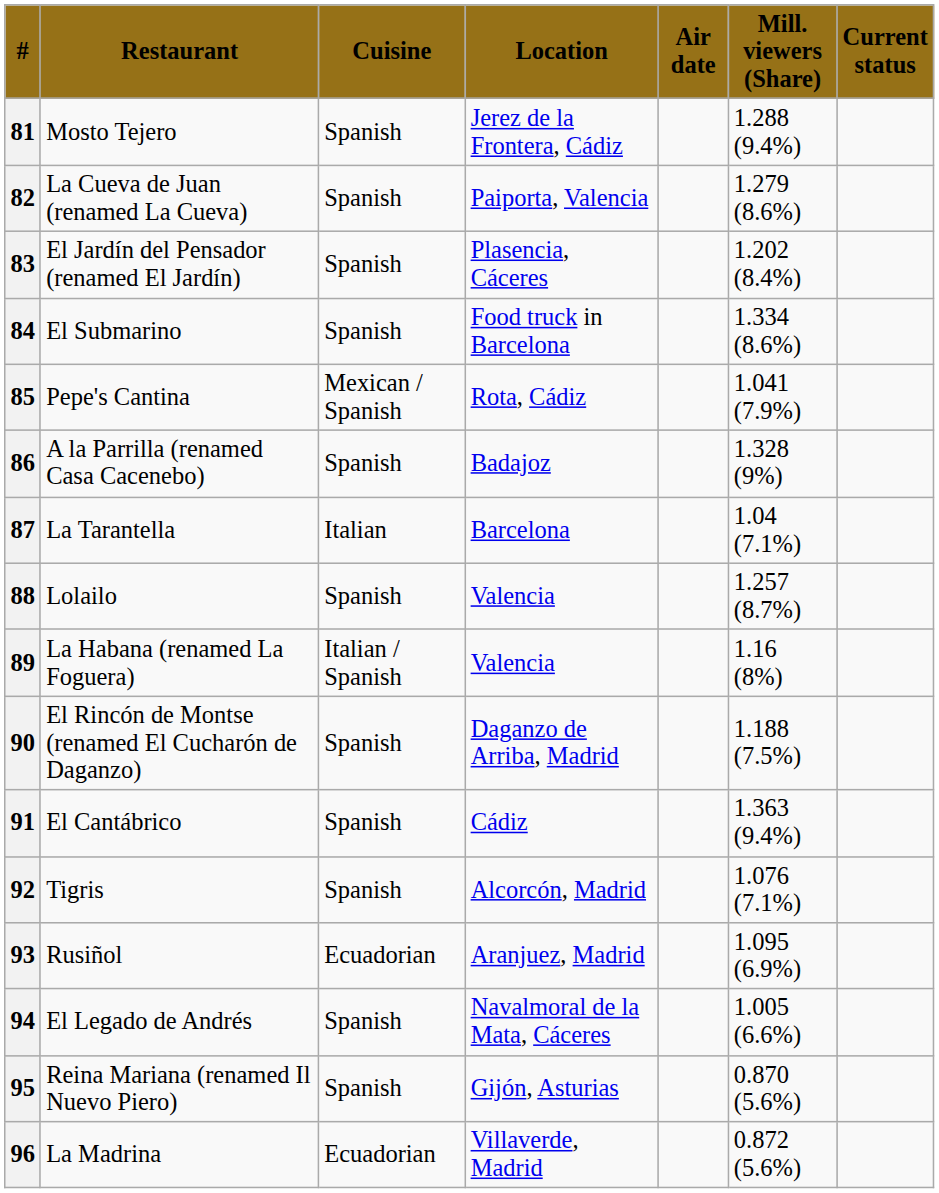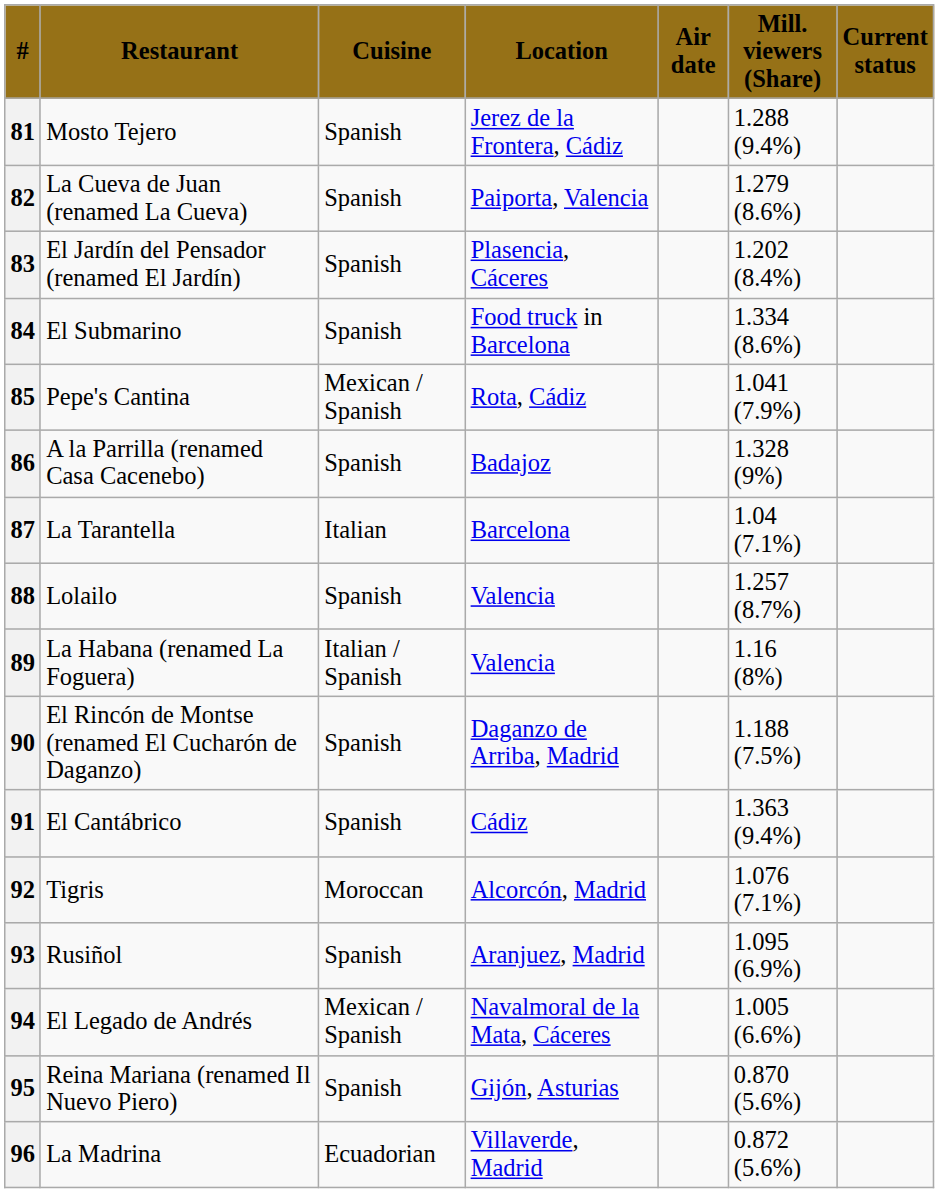(363, 889) Spanish -> (374, 889) Moroccan
(380, 955) Ecuadorian -> (363, 955) Spanish
(363, 1021) Spanish -> (374, 1021) Mexican / Spanish
